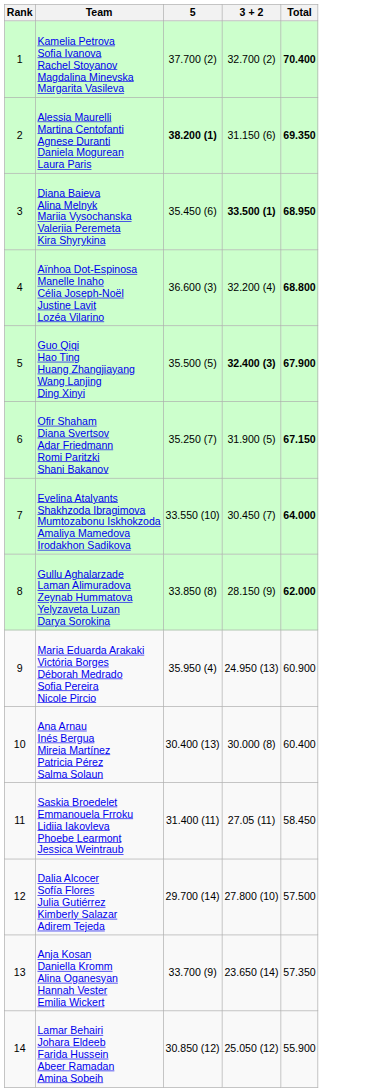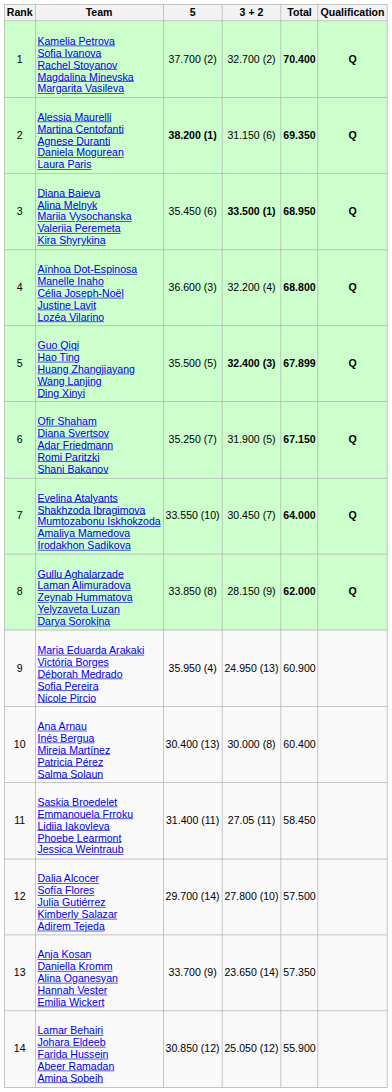+ column: (353, 12)
(300, 363) 67.900 -> (300, 363) 67.899
